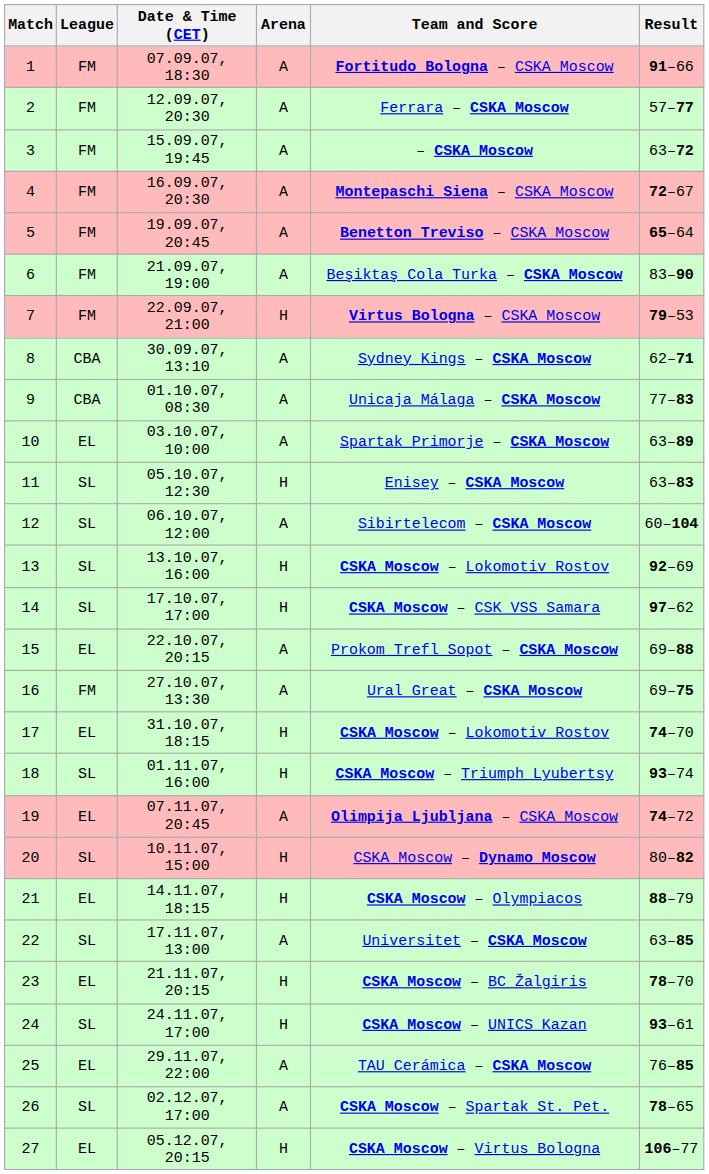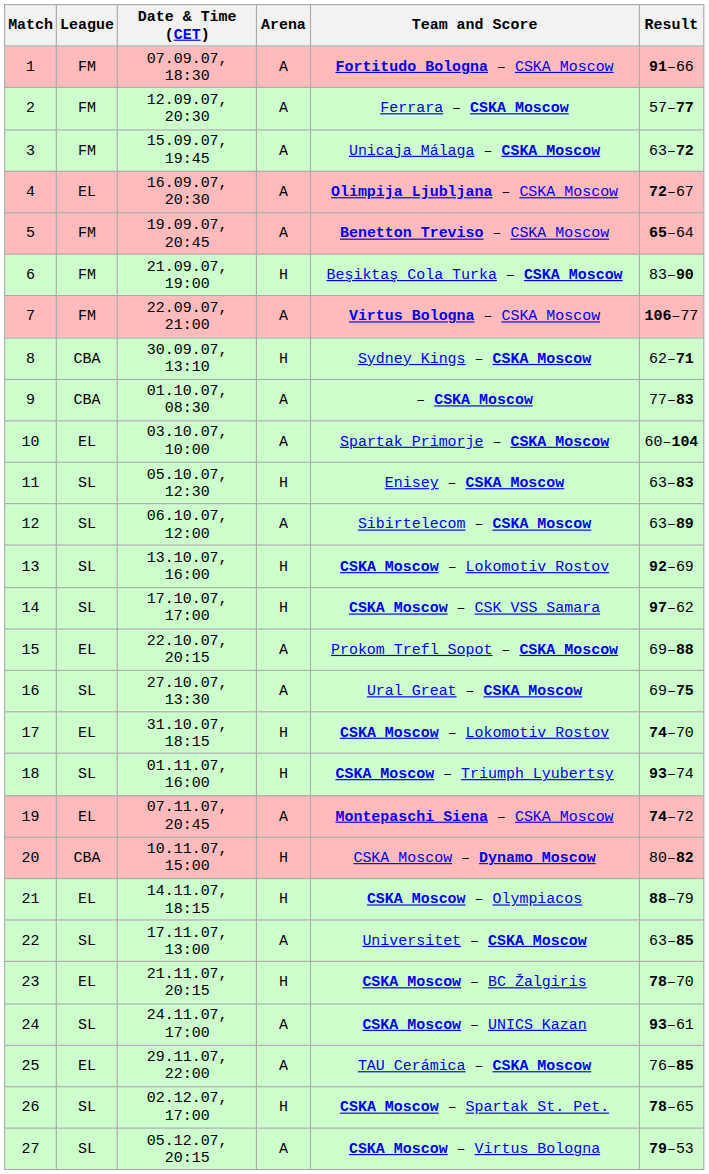(475, 150) – CSKA Moscow -> (475, 150) Unicaja Málaga – CSKA Moscow
(87, 192) FM -> (87, 192) EL
(475, 192) Montepaschi Siena – CSKA Moscow -> (475, 192) Olimpija Ljubljana – CSKA Moscow
(283, 275) A -> (283, 275) H
(283, 317) H -> (283, 317) A
(671, 317) 79–53 -> (671, 317) 106–77
(283, 358) A -> (283, 358) H
(475, 400) Unicaja Málaga – CSKA Moscow -> (475, 400) – CSKA Moscow
(671, 442) 63–89 -> (671, 442) 60–104
(671, 525) 60–104 -> (671, 525) 63–89
(87, 691) FM -> (87, 691) SL
(475, 816) Olimpija Ljubljana – CSKA Moscow -> (475, 816) Montepaschi Siena – CSKA Moscow
(87, 858) SL -> (87, 858) CBA
(283, 1024) H -> (283, 1024) A
(283, 1107) A -> (283, 1107) H
(87, 1149) EL -> (87, 1149) SL
(283, 1149) H -> (283, 1149) A
(671, 1149) 106–77 -> (671, 1149) 79–53
